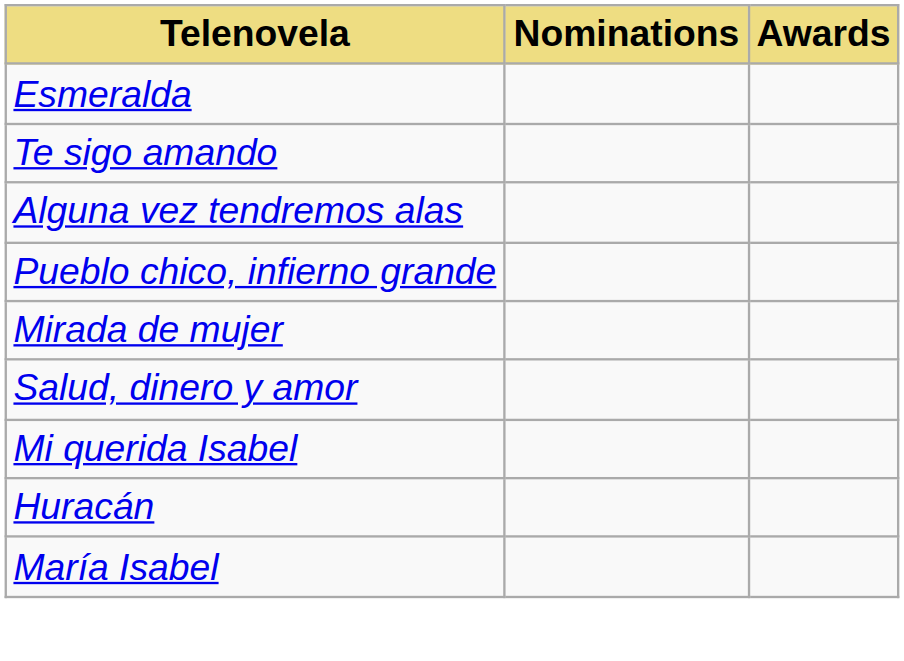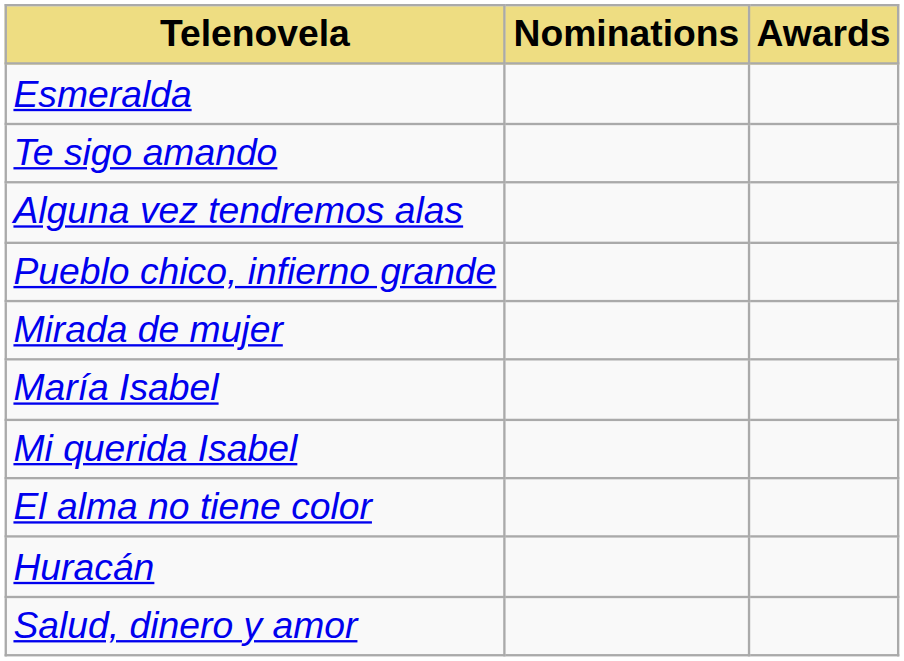rows swapped: (116, 566) <-> (185, 388)
+ row: (193, 507)
